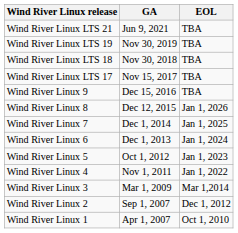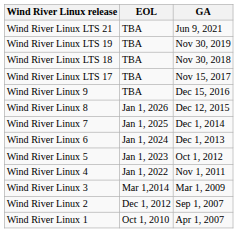columns swapped: (149, 12) <-> (206, 12)
